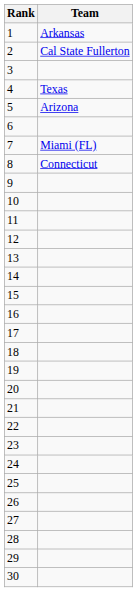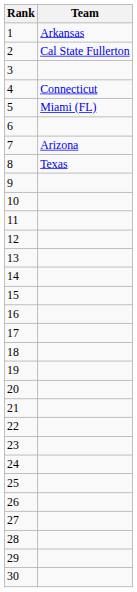(54, 88) Texas -> (69, 88) Connecticut
(59, 107) Arizona -> (68, 107) Miami (FL)
(68, 145) Miami (FL) -> (59, 145) Arizona
(69, 164) Connecticut -> (54, 164) Texas
